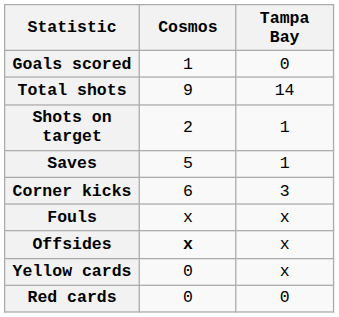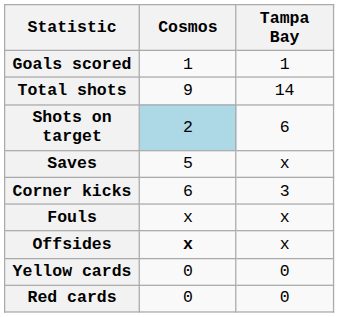(285, 64) 0 -> (285, 64) 1
(188, 127) no background -> (188, 127) lightblue background
(285, 127) 1 -> (285, 127) 6
(285, 164) 1 -> (285, 164) x
(285, 271) x -> (285, 271) 0
